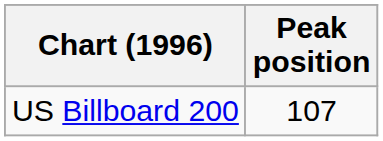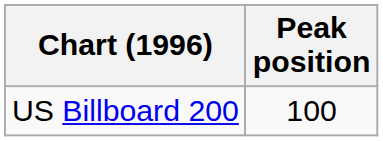(312, 110) 107 -> (312, 110) 100
